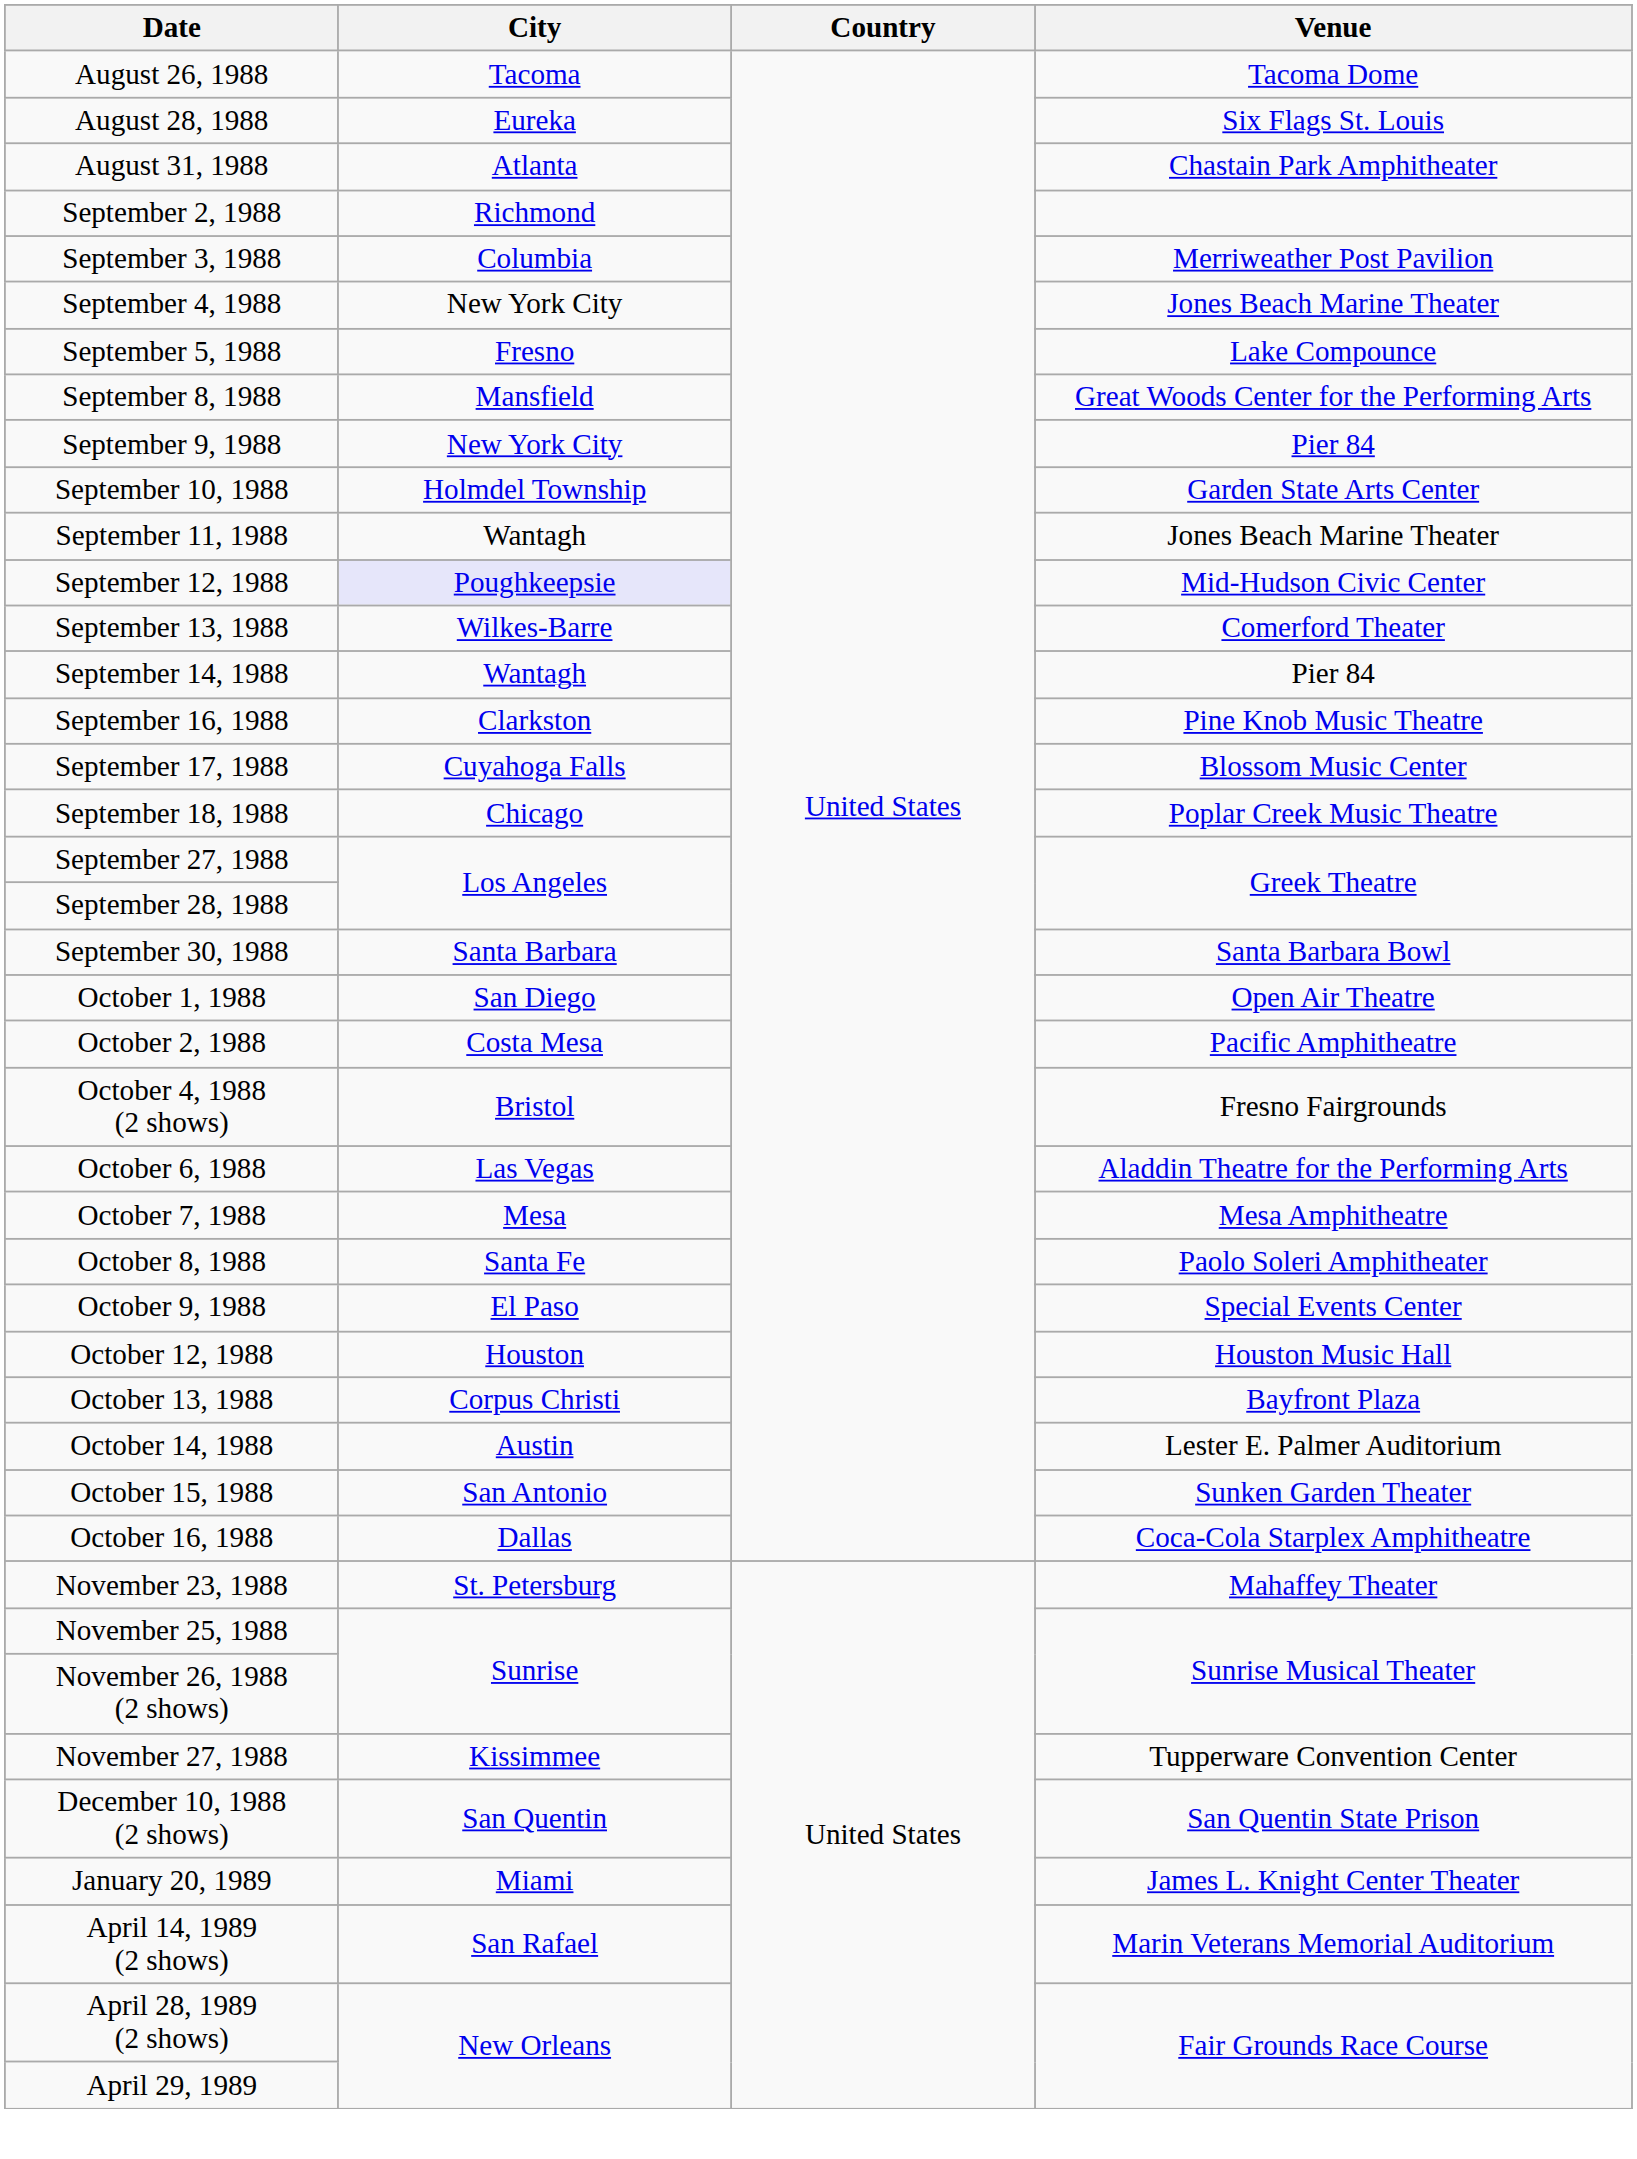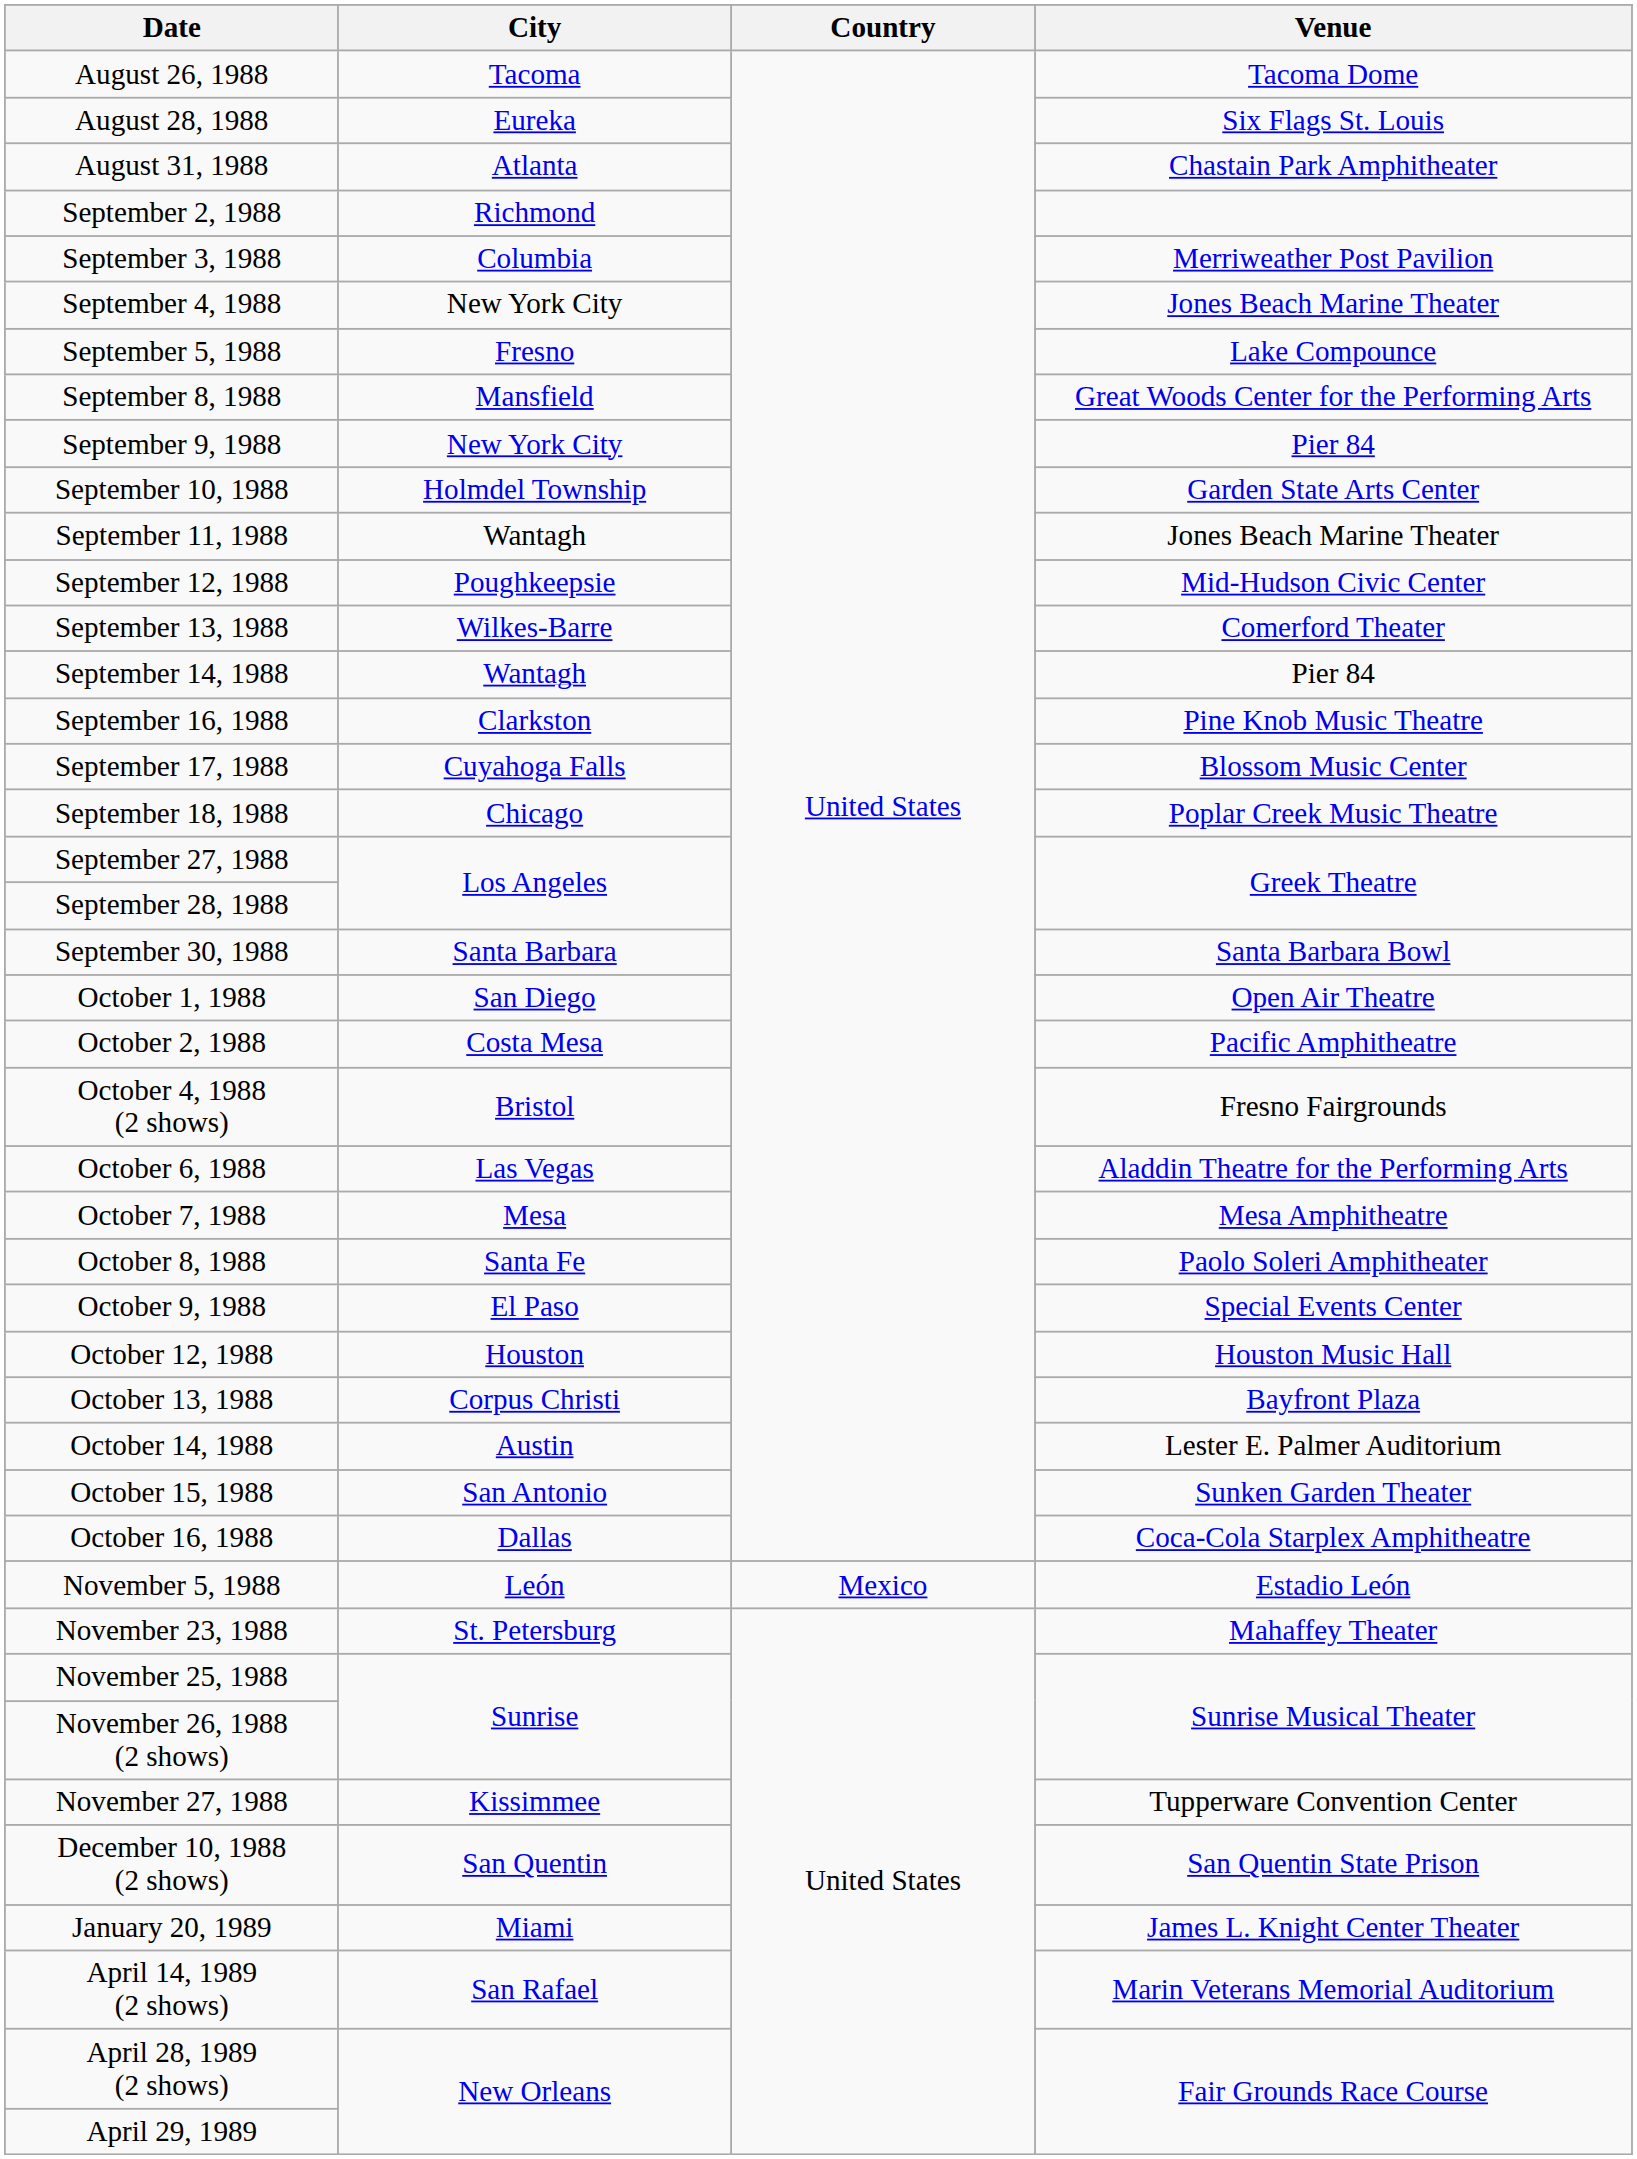(535, 581) lavender background -> (535, 581) no background
+ row: (172, 1584)
